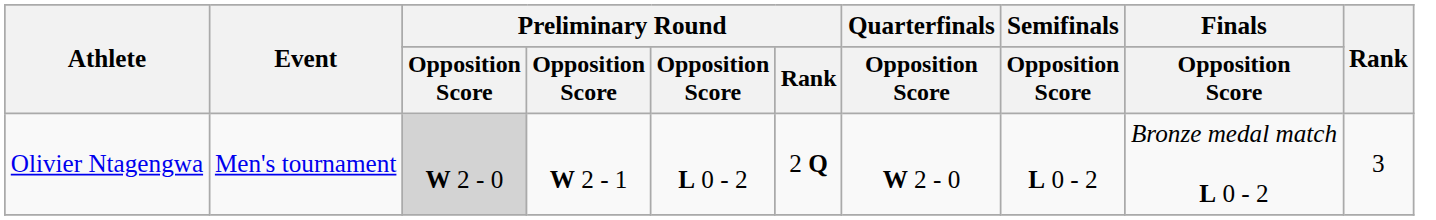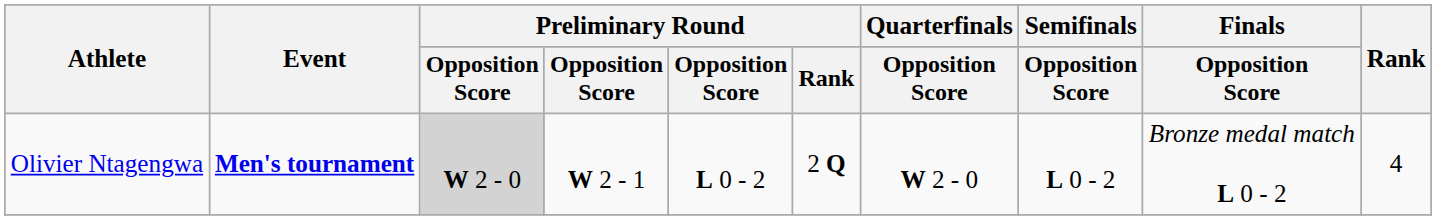(306, 164) normal -> (315, 164) bold
(1378, 164) 3 -> (1396, 164) 4
